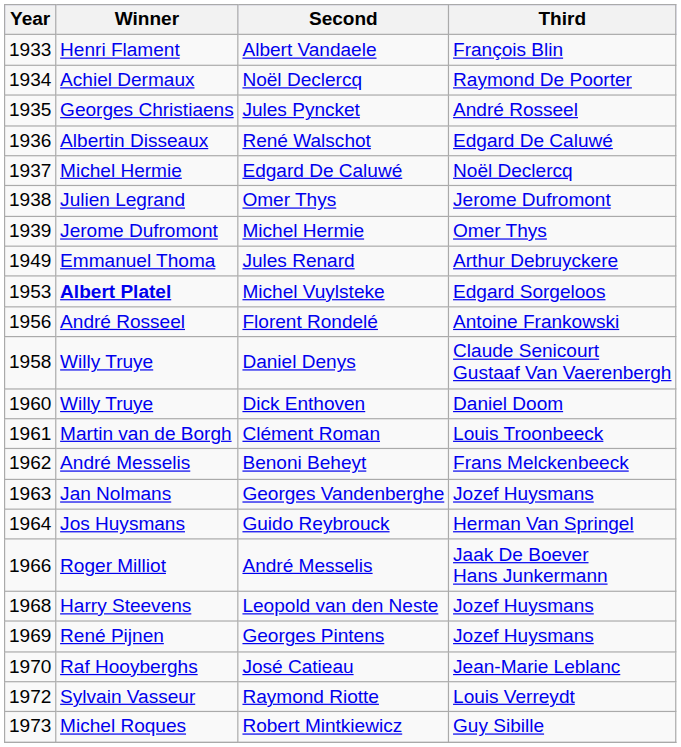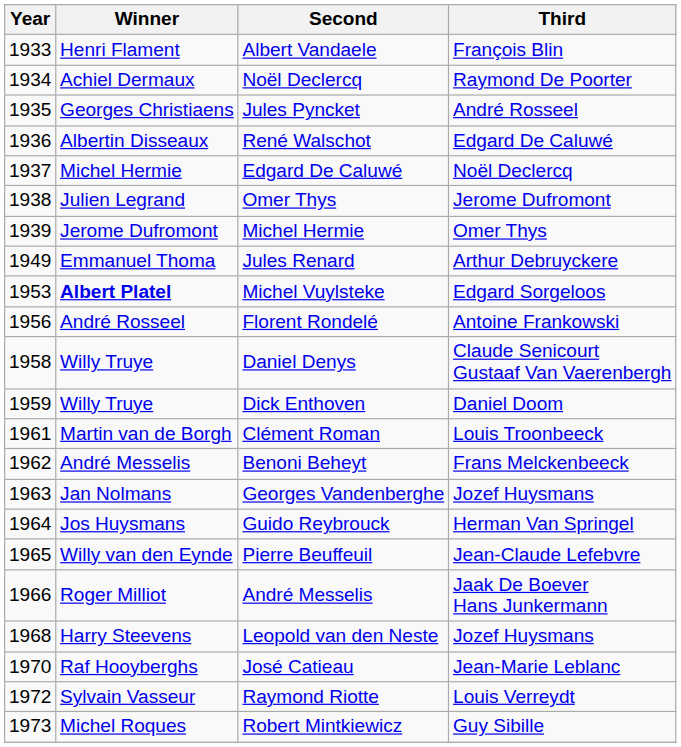(30, 403) 1960 -> (30, 403) 1959
+ row: (307, 554)
- row: (313, 636)
